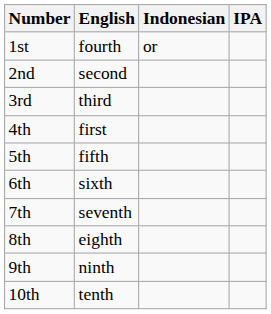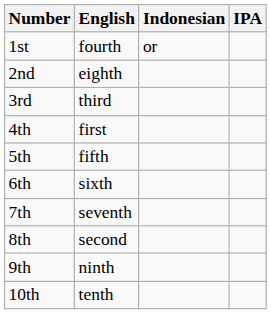(103, 73) second -> (100, 73) eighth
(100, 239) eighth -> (103, 239) second
